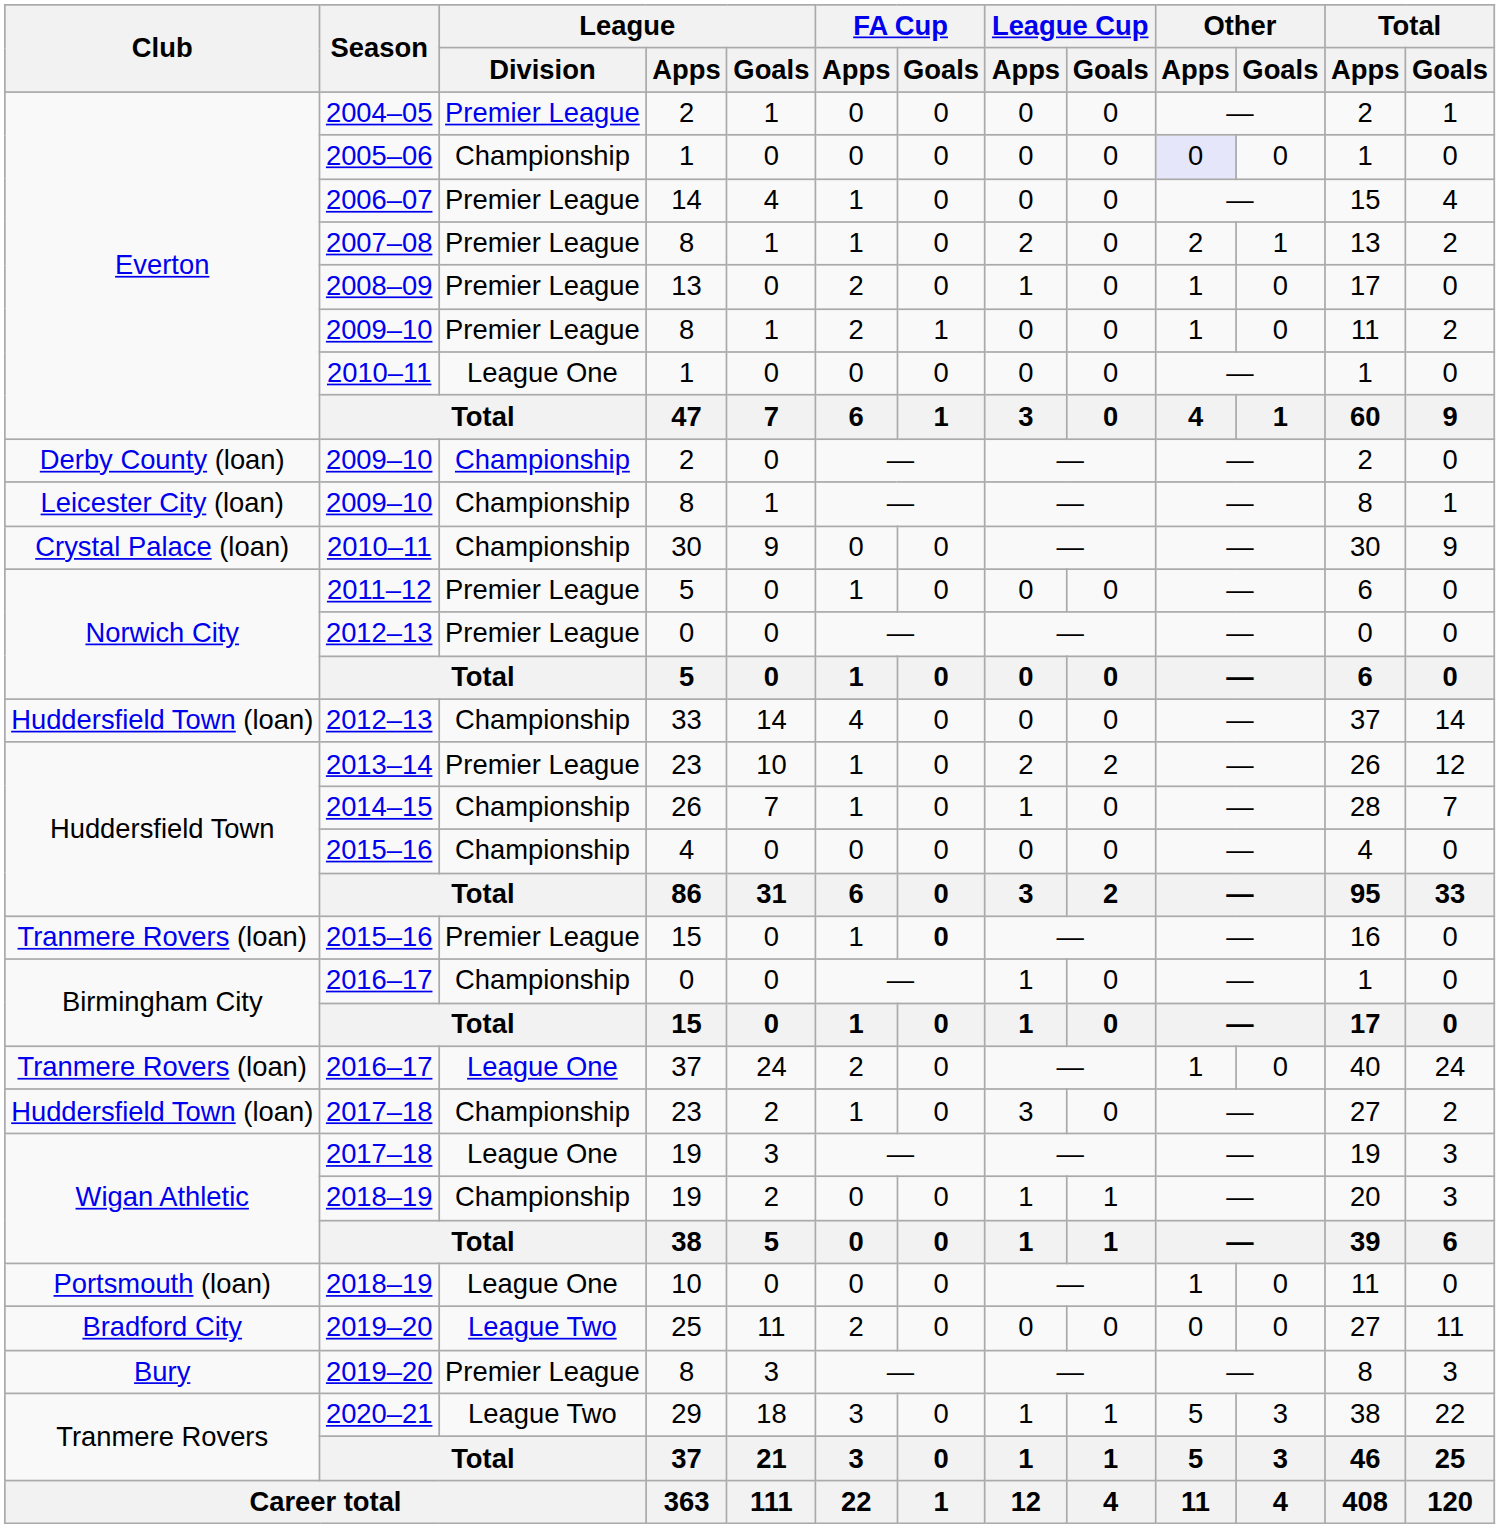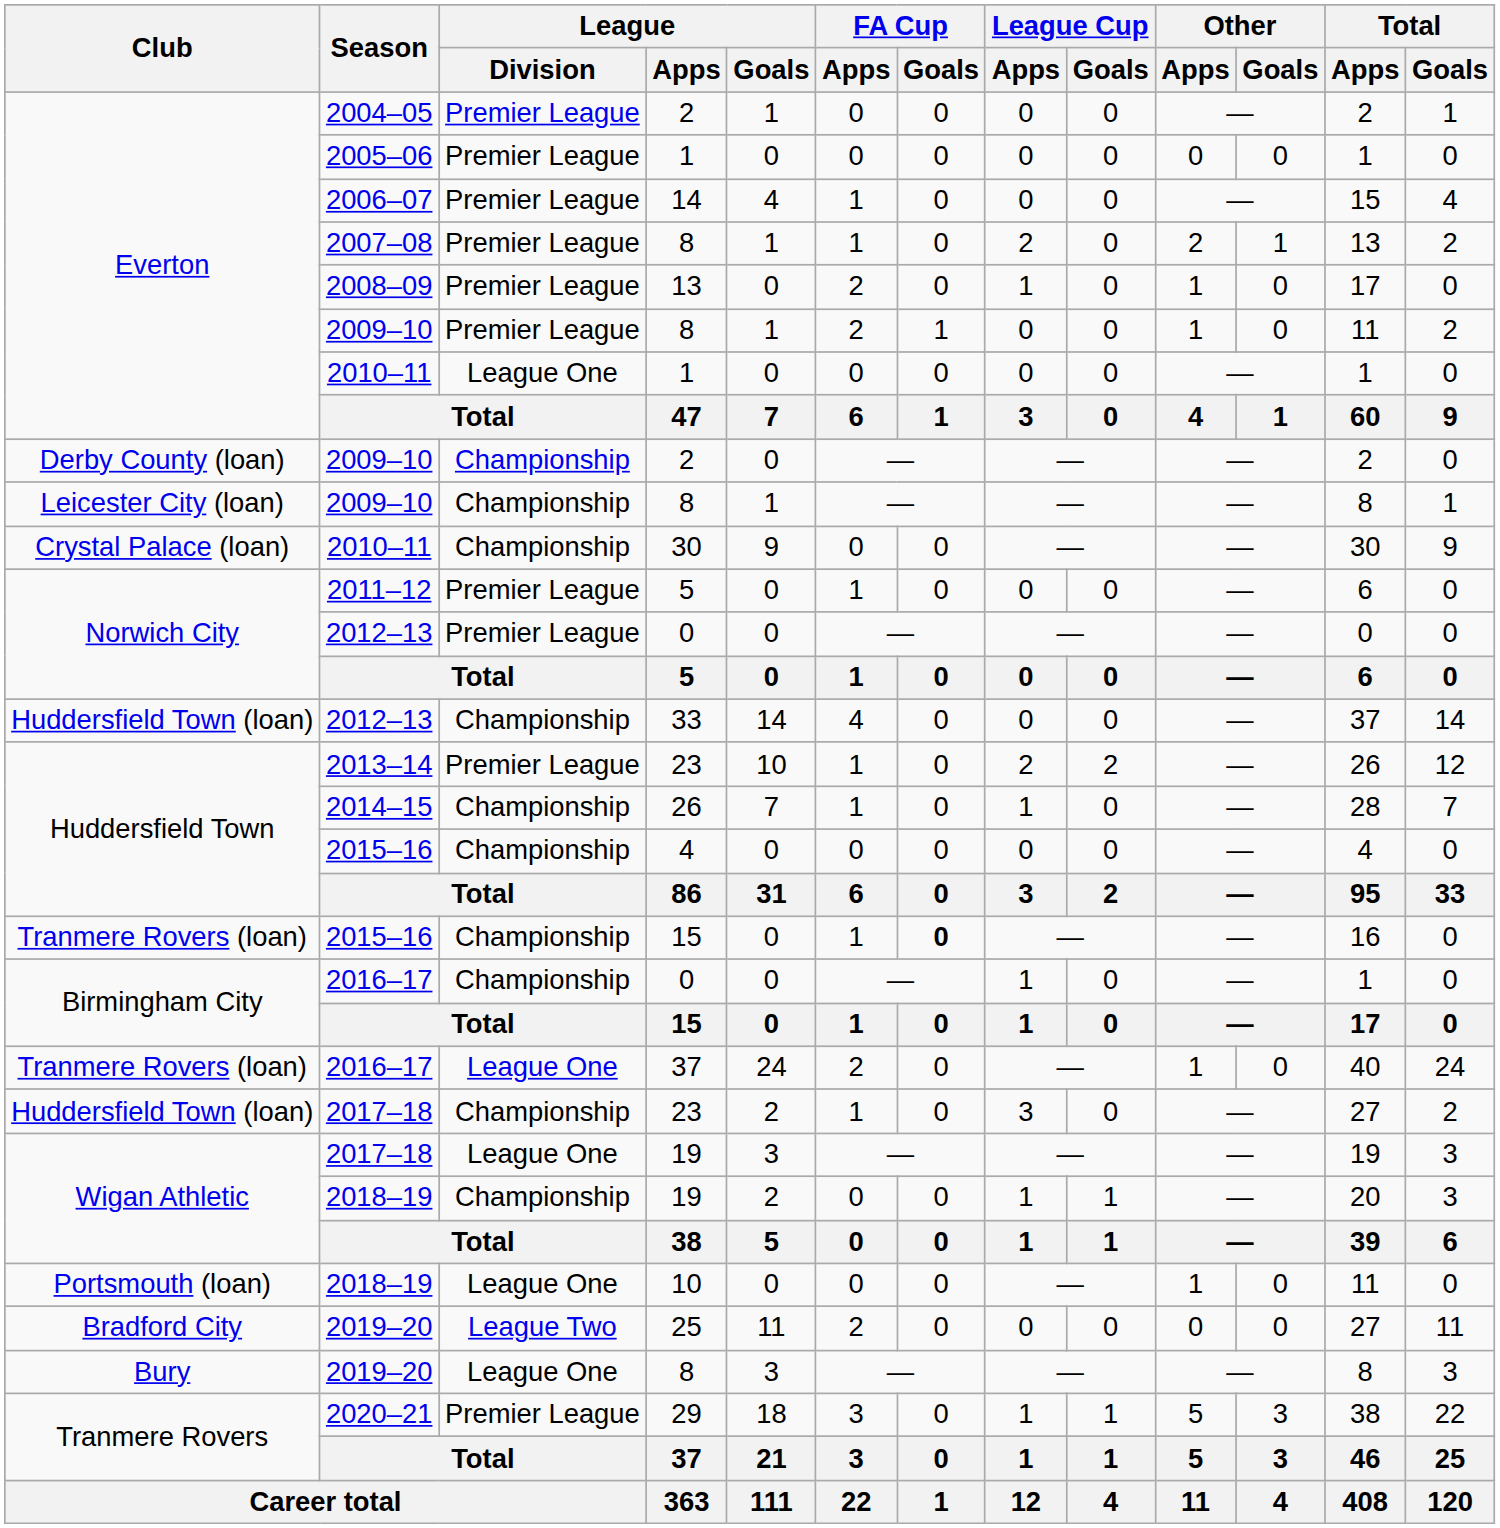(542, 156) Championship -> (542, 156) Premier League
(1196, 156) lavender background -> (1196, 156) no background
(542, 937) Premier League -> (542, 937) Championship
(542, 1371) Premier League -> (542, 1371) League One
(542, 1414) League Two -> (542, 1414) Premier League
